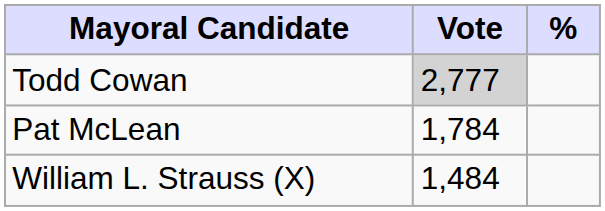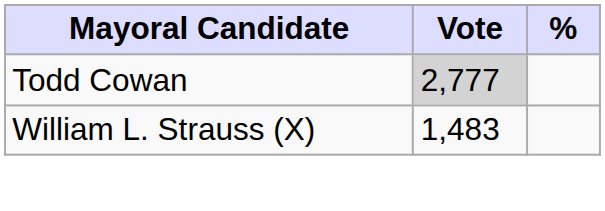- row: (96, 129)
(460, 179) 1,484 -> (460, 129) 1,483
